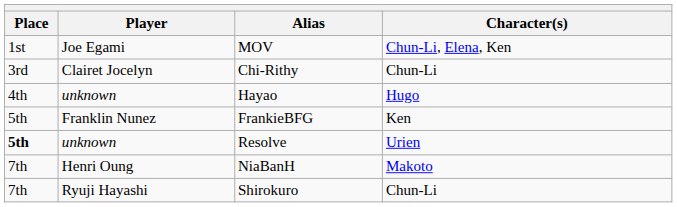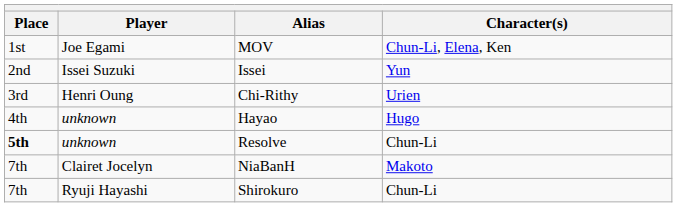+ row: (252, 71)
(107, 71) Clairet Jocelyn -> (98, 94) Henri Oung
(411, 71) Chun-Li -> (403, 94) Urien
- row: (276, 118)
(403, 142) Urien -> (411, 142) Chun-Li
(98, 166) Henri Oung -> (107, 166) Clairet Jocelyn
